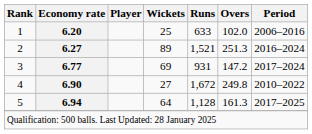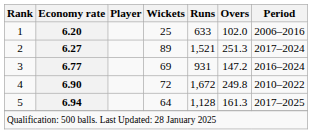(279, 48) 2016–2024 -> (279, 48) 2017–2024
(279, 66) 2017–2024 -> (279, 66) 2016–2024
(166, 84) 27 -> (166, 84) 72
